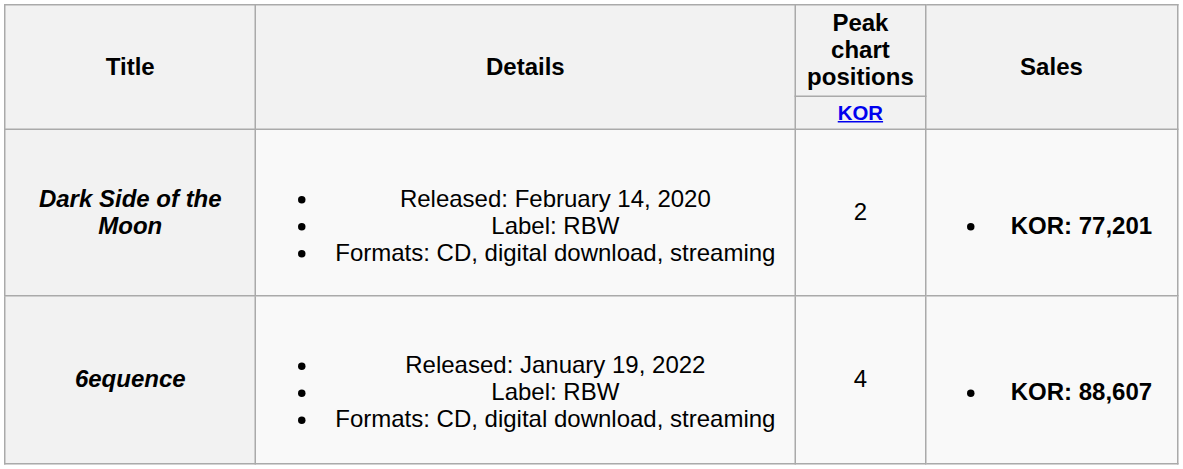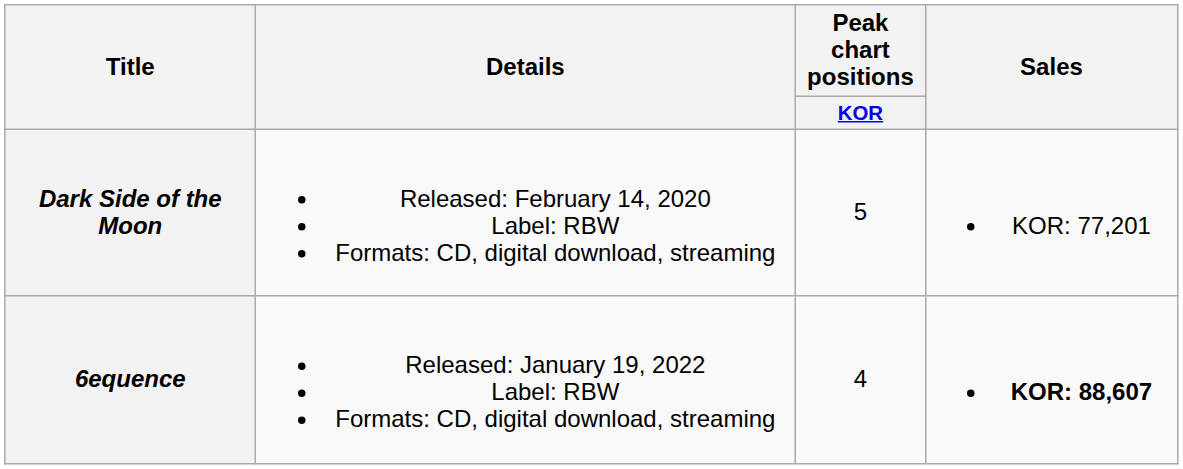(860, 212) 2 -> (860, 212) 5
(1051, 226) bold -> (1051, 226) normal
